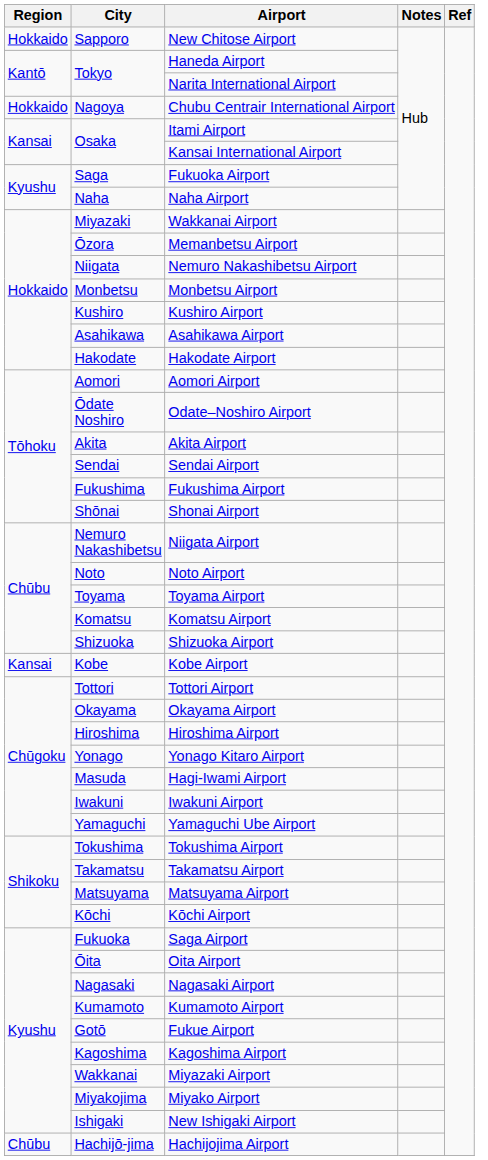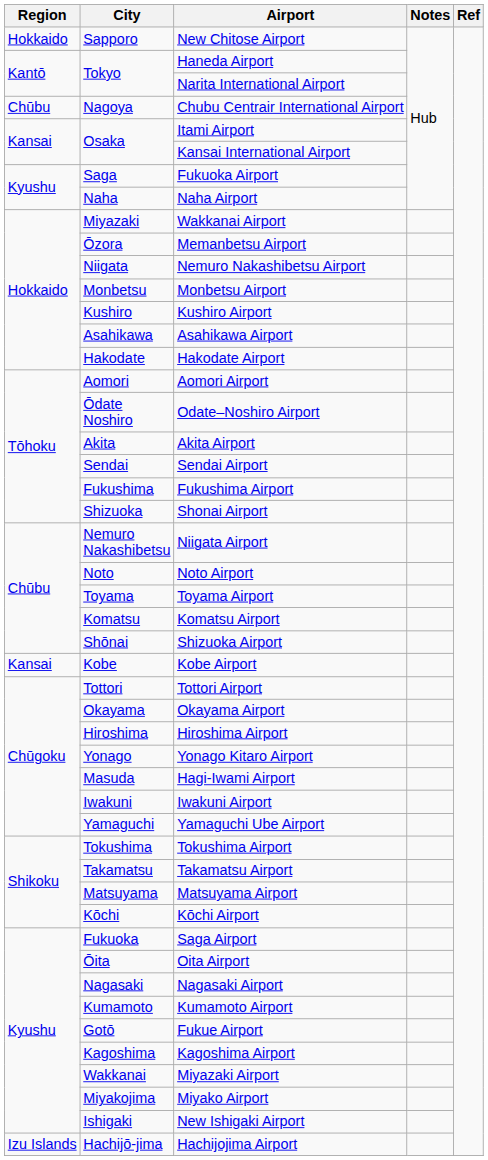(38, 107) Hokkaido -> (29, 107) Chūbu
(97, 511) Shōnai -> (113, 511) Shizuoka
(104, 642) Shizuoka -> (106, 642) Shōnai
(29, 1144) Chūbu -> (42, 1144) Izu Islands
